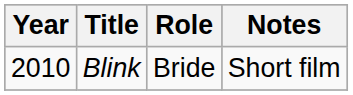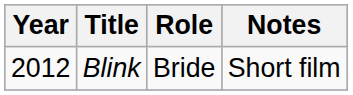(41, 68) 2010 -> (41, 68) 2012
